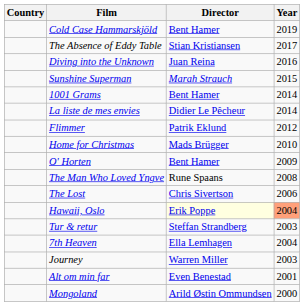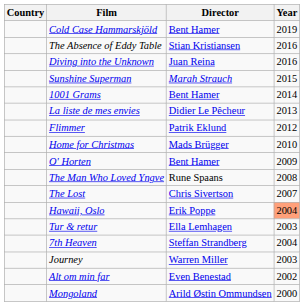(287, 45) 2017 -> (287, 45) 2016
(287, 111) 2014 -> (287, 111) 2013
(287, 194) 2006 -> (287, 194) 2007
(192, 210) lightyellow background -> (192, 210) no background
(208, 227) Steffan Strandberg -> (200, 227) Ella Lemhagen
(200, 243) Ella Lemhagen -> (208, 243) Steffan Strandberg
(287, 276) 2001 -> (287, 276) 2002
